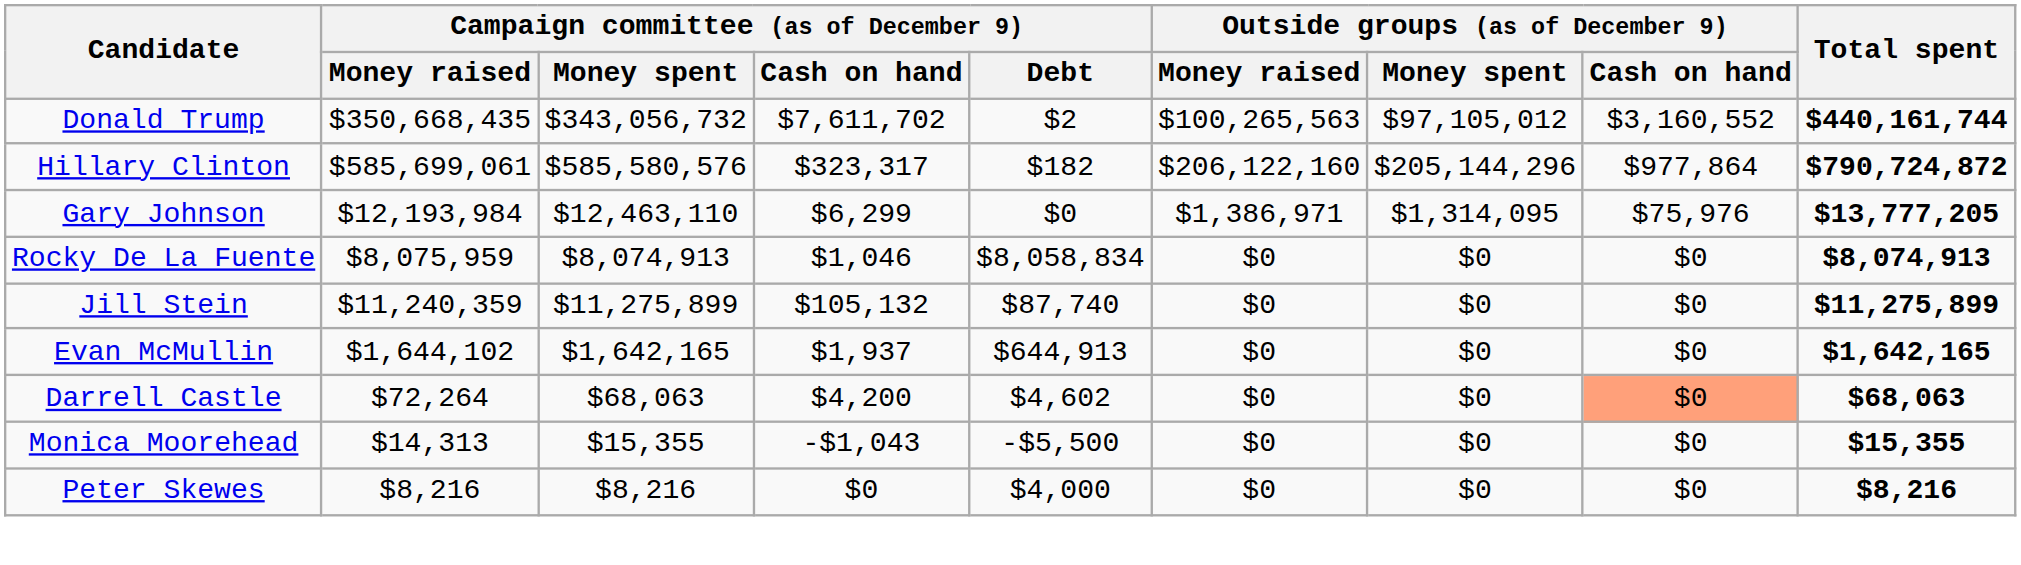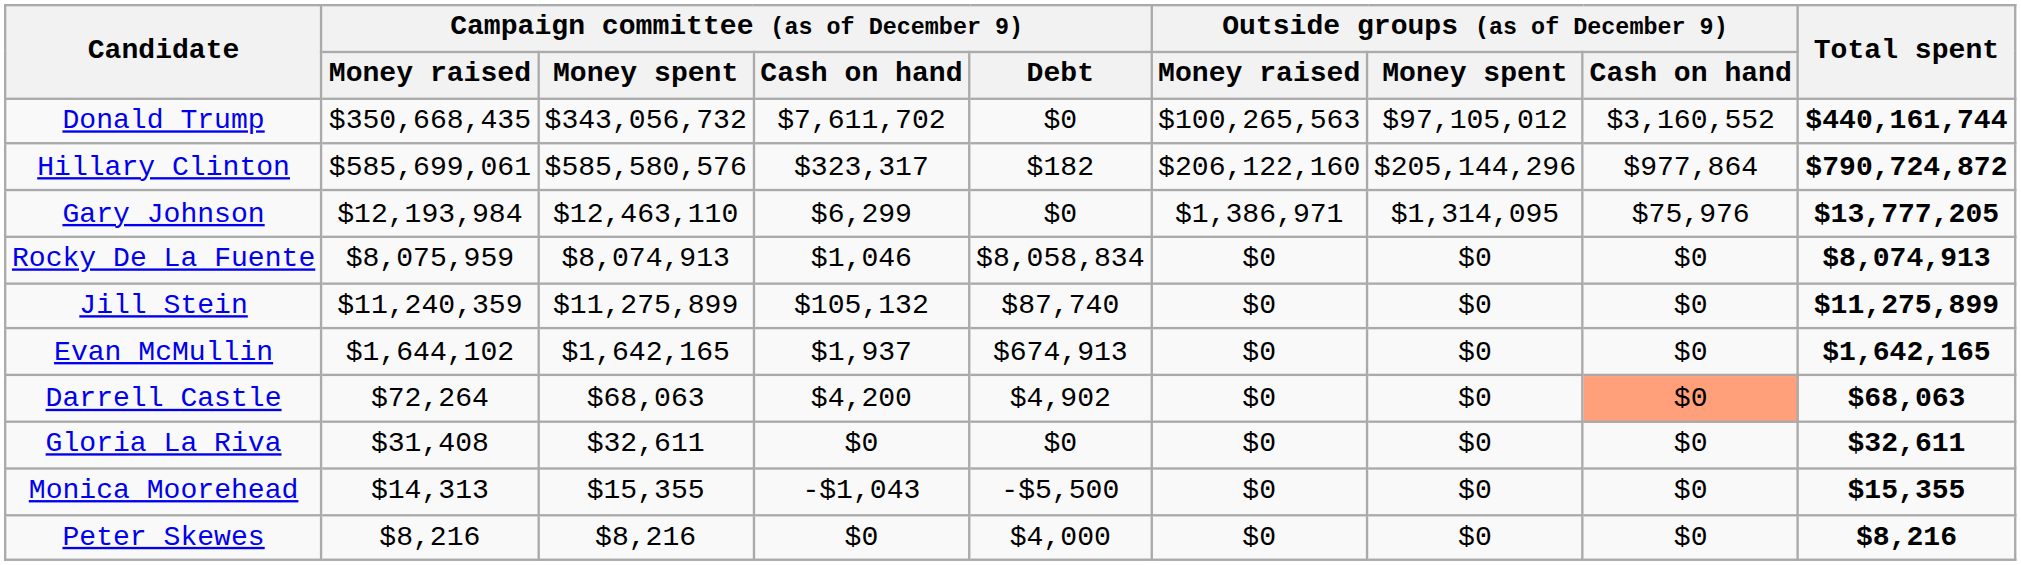(1060, 121) $2 -> (1060, 121) $0
(1060, 352) $644,913 -> (1060, 352) $674,913
(1060, 399) $4,602 -> (1060, 399) $4,902
+ row: (164, 445)
